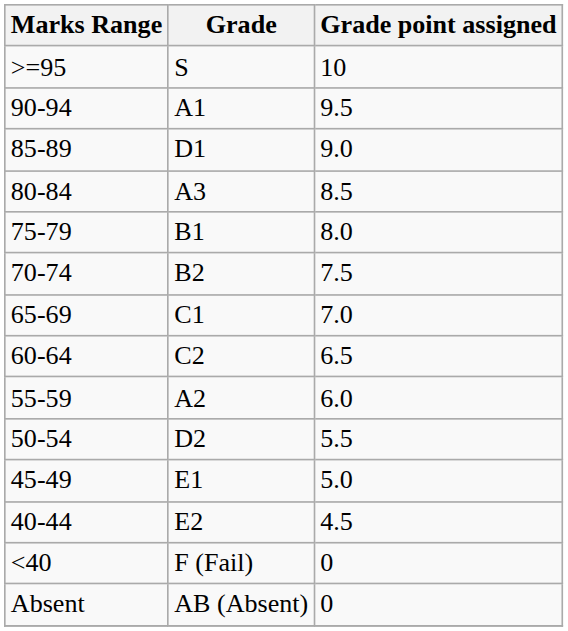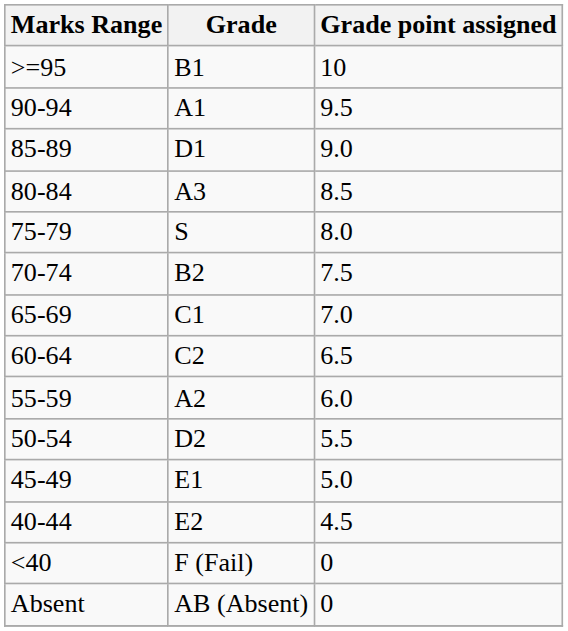(182, 66) S -> (189, 66) B1
(189, 231) B1 -> (182, 231) S
